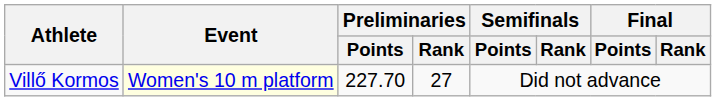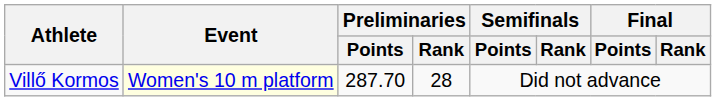(375, 81) 227.70 -> (375, 81) 287.70
(441, 81) 27 -> (441, 81) 28
